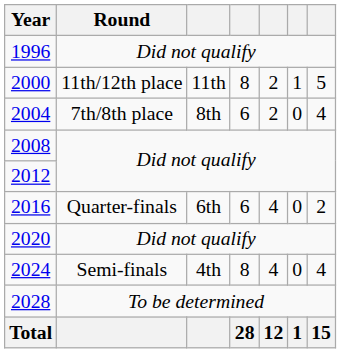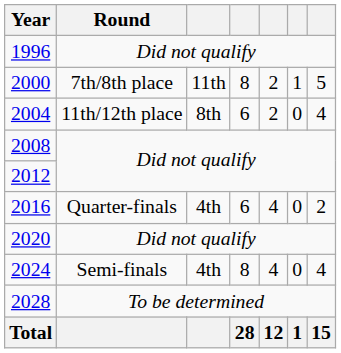(122, 82) 11th/12th place -> (122, 82) 7th/8th place
(122, 113) 7th/8th place -> (122, 113) 11th/12th place
(209, 207) 6th -> (209, 207) 4th
